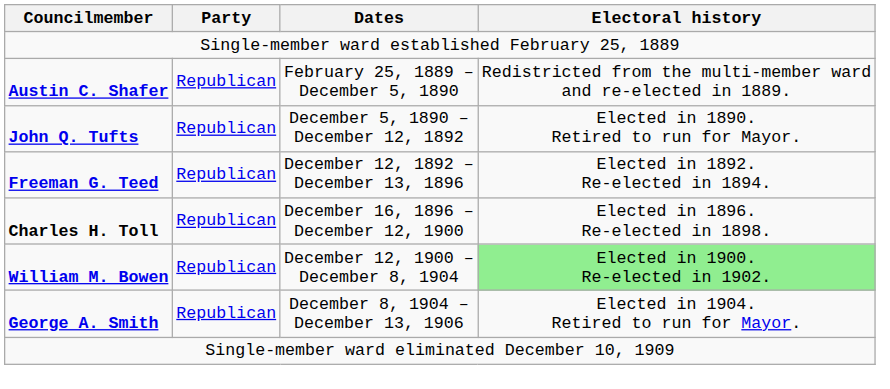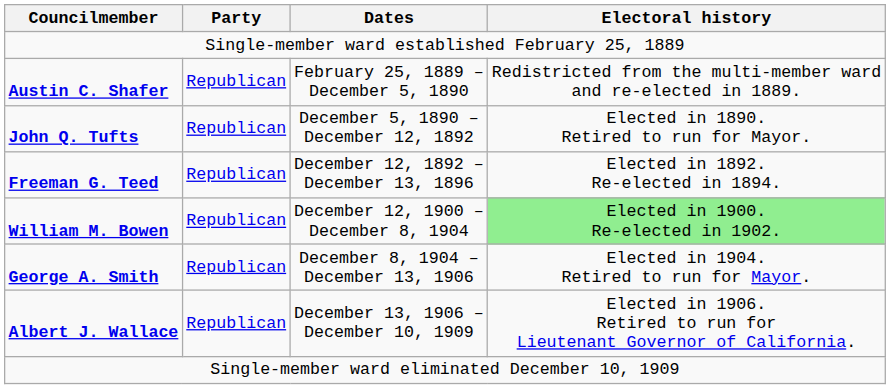- row: (83, 231)
+ row: (93, 333)
